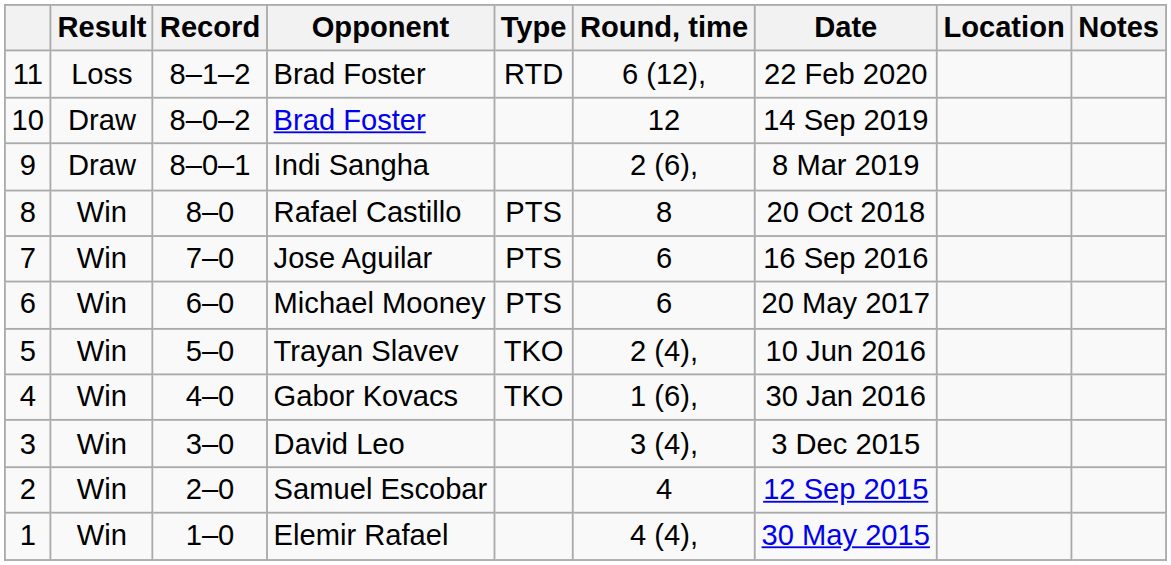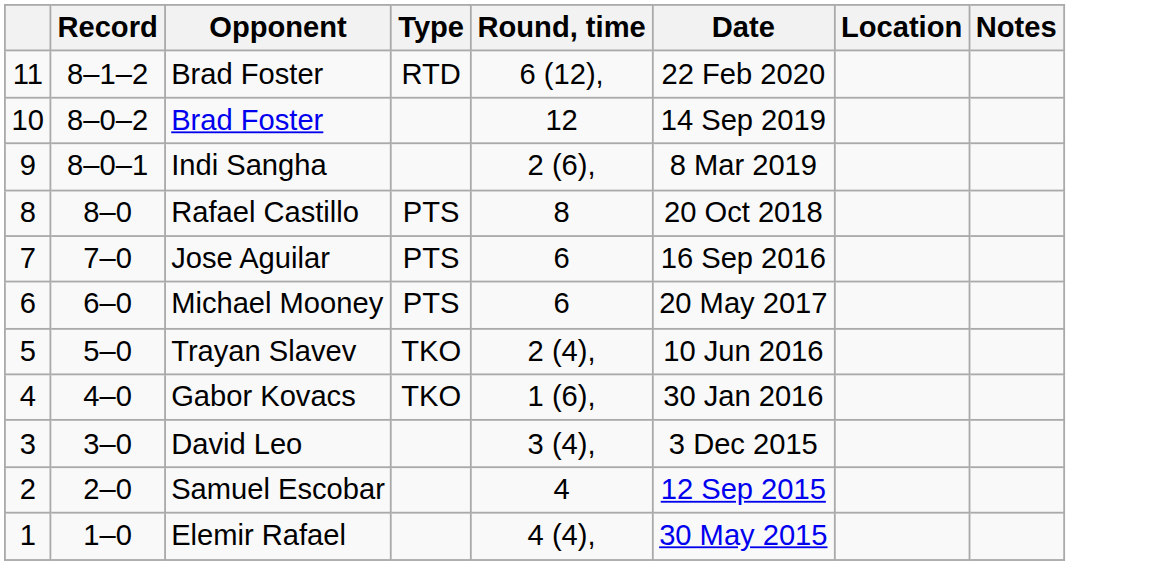- column: (102, 27)
